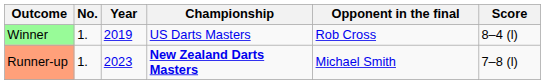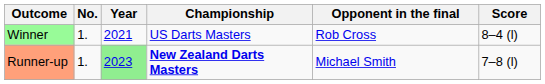(118, 34) 2019 -> (118, 34) 2021
(118, 62) no background -> (118, 62) lightgreen background
